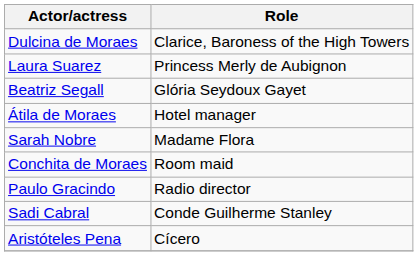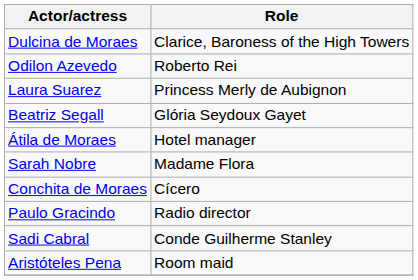+ row: (62, 66)
(194, 164) Room maid -> (177, 189) Cícero
(177, 238) Cícero -> (194, 262) Room maid
